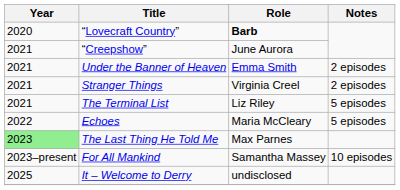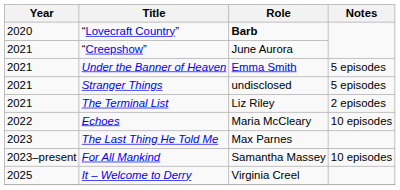(358, 67) 2 episodes -> (358, 67) 5 episodes
(266, 85) Virginia Creel -> (262, 85) undisclosed
(358, 85) 2 episodes -> (358, 85) 5 episodes
(358, 103) 5 episodes -> (358, 103) 2 episodes
(358, 121) 5 episodes -> (362, 121) 10 episodes
(20, 139) lightgreen background -> (20, 139) no background
(262, 175) undisclosed -> (266, 175) Virginia Creel
